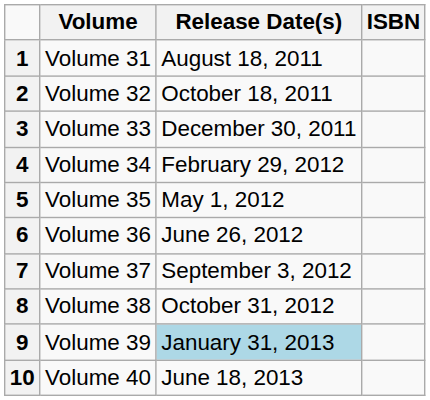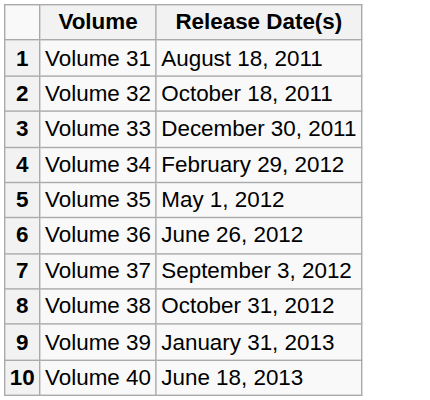- column: (393, 22)
(248, 341) lightblue background -> (248, 341) no background
